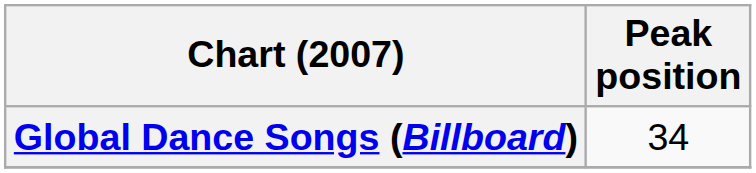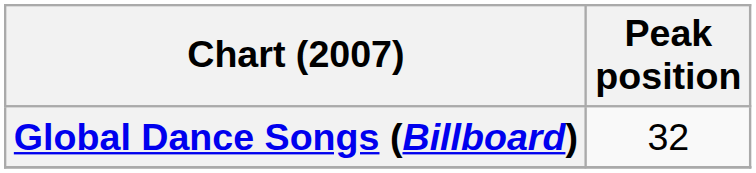(668, 136) 34 -> (668, 136) 32
